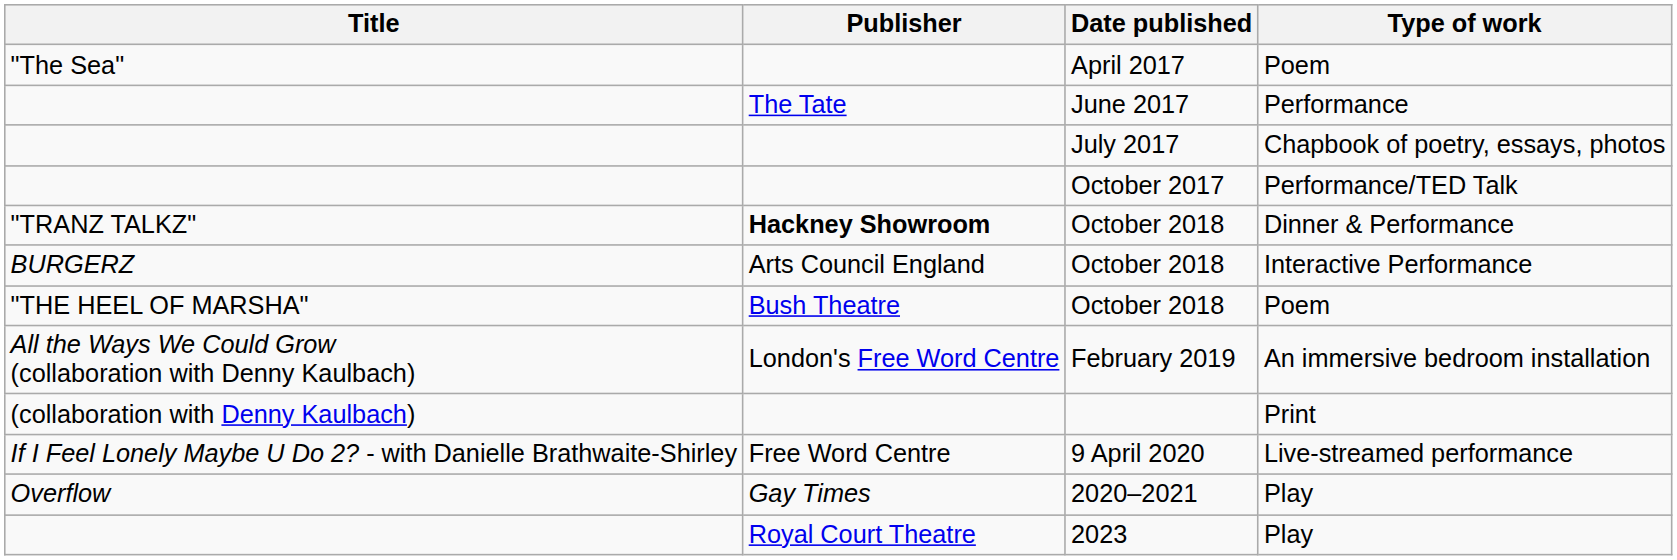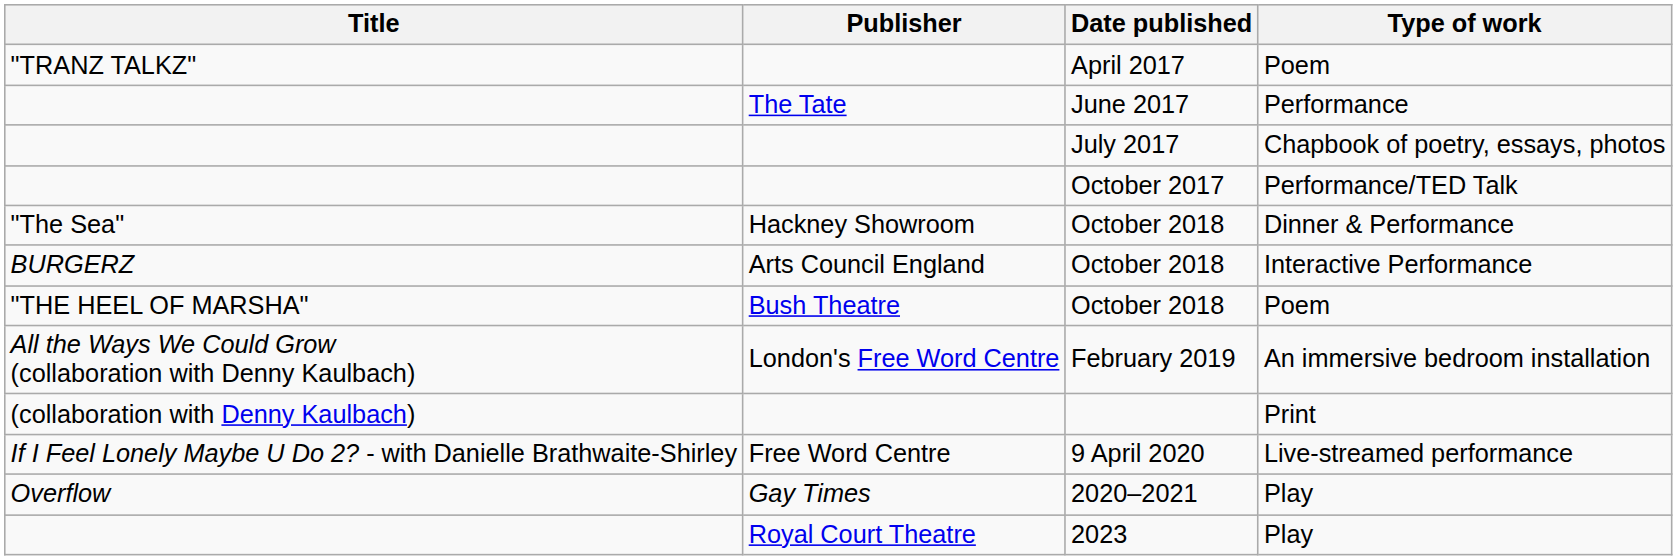(67, 64) "The Sea" -> (103, 64) "TRANZ TALKZ"
(103, 225) "TRANZ TALKZ" -> (67, 225) "The Sea"
(870, 225) bold -> (862, 225) normal
